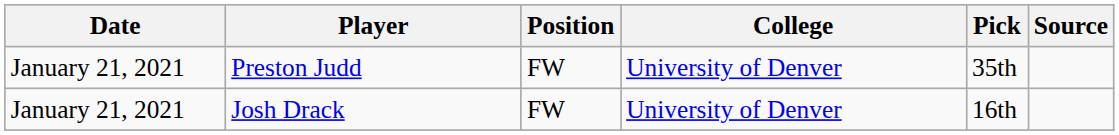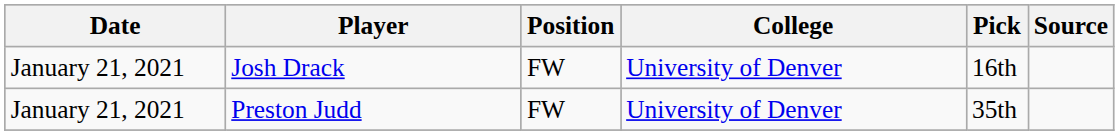rows swapped: (288, 109) <-> (296, 67)
